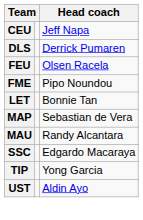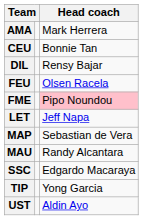+ row: (19, 30)
(66, 30) Jeff Napa -> (70, 48) Bonnie Tan
+ row: (19, 65)
- row: (19, 48)
(77, 83) no background -> (77, 100) pink background
(70, 100) Bonnie Tan -> (66, 118) Jeff Napa
